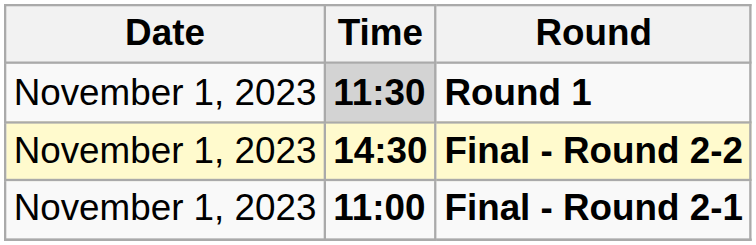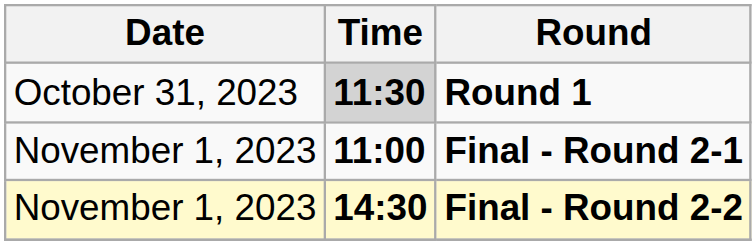(165, 92) November 1, 2023 -> (156, 92) October 31, 2023
rows swapped: (594, 208) <-> (594, 150)
